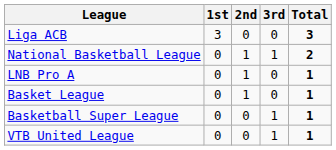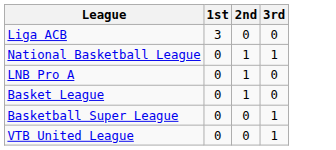- column: (310, 15)
